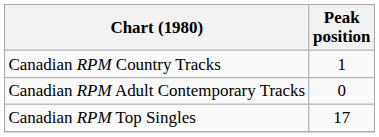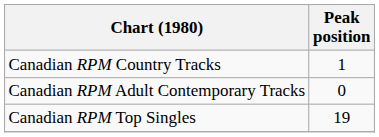(342, 117) 17 -> (342, 117) 19
